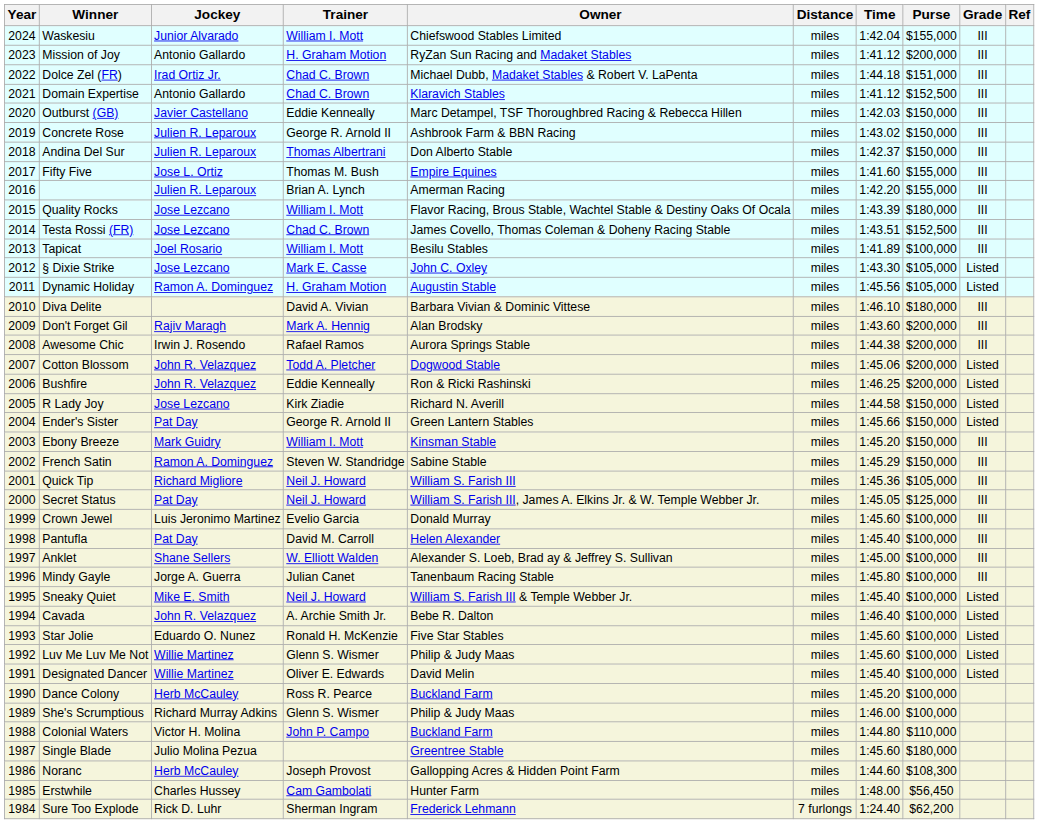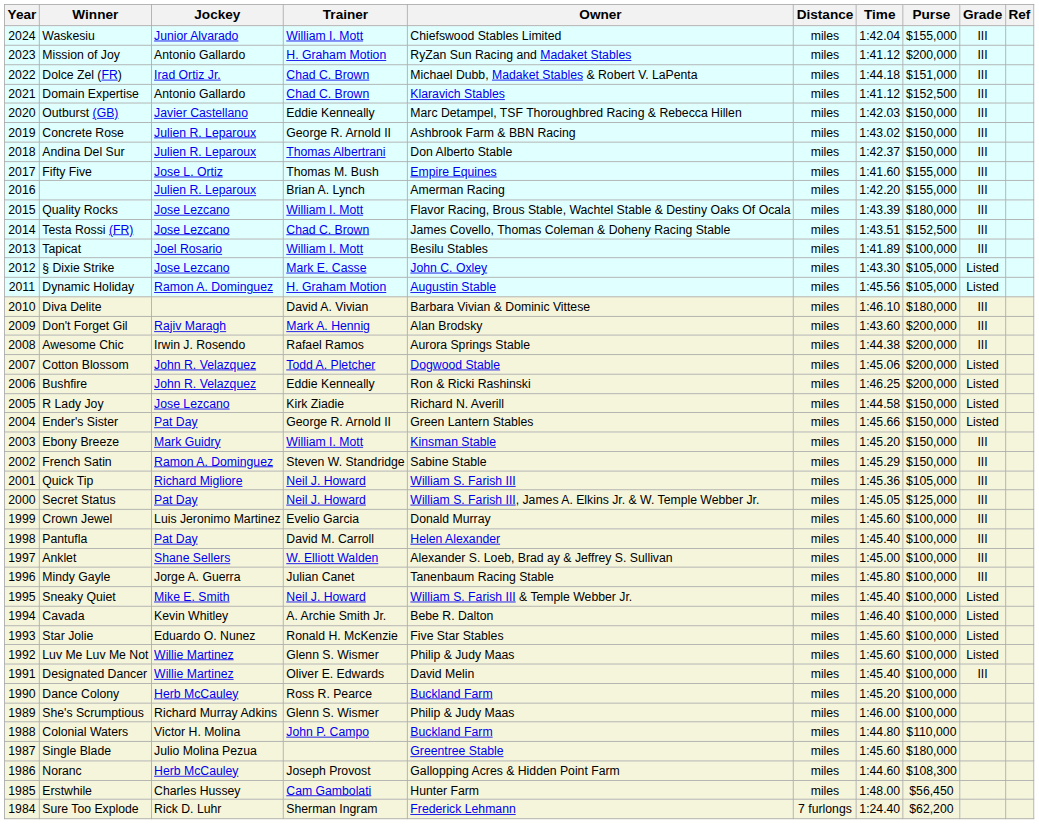(205, 616) John R. Velazquez -> (191, 616) Kevin Whitley
(983, 674) Listed -> (983, 674) III
